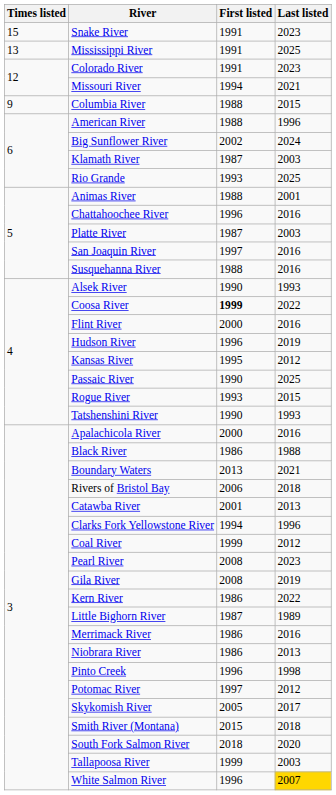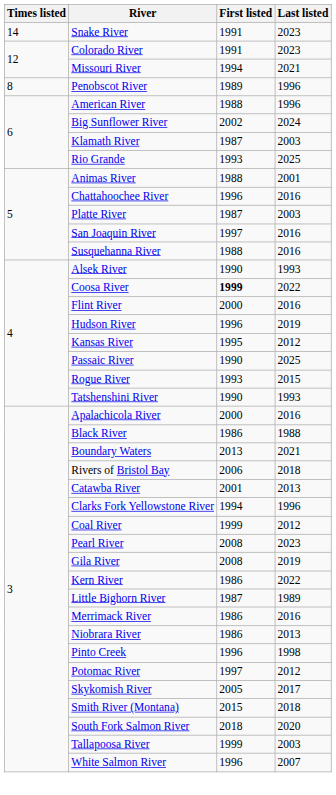(13, 31) 15 -> (13, 31) 14
- row: (112, 50)
- row: (108, 104)
+ row: (109, 86)
(289, 780) gold background -> (289, 762) no background
